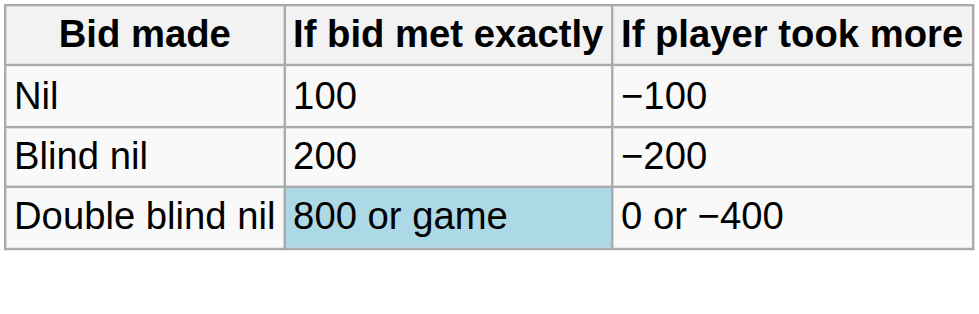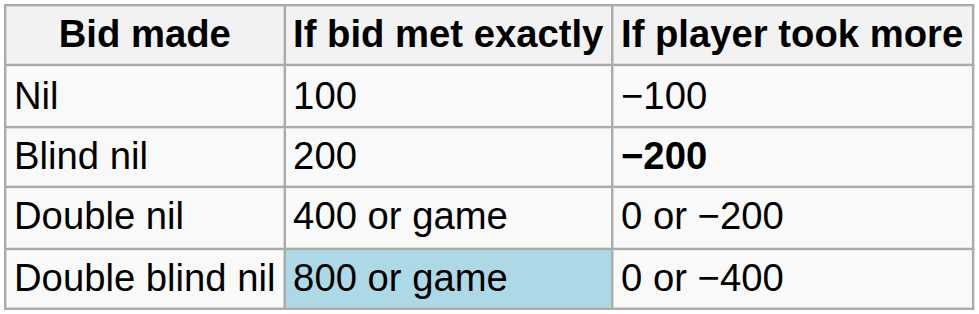(664, 156) normal -> (664, 156) bold
+ row: (99, 216)
